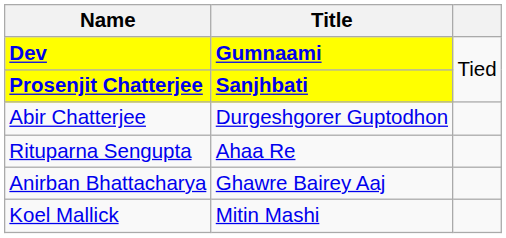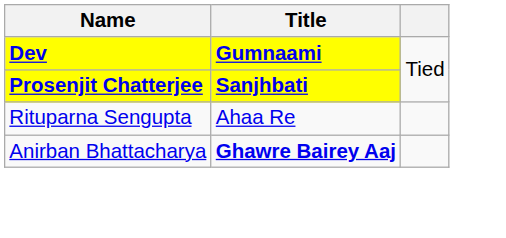- row: (78, 118)
(301, 183) normal -> (306, 150) bold
- row: (64, 215)
